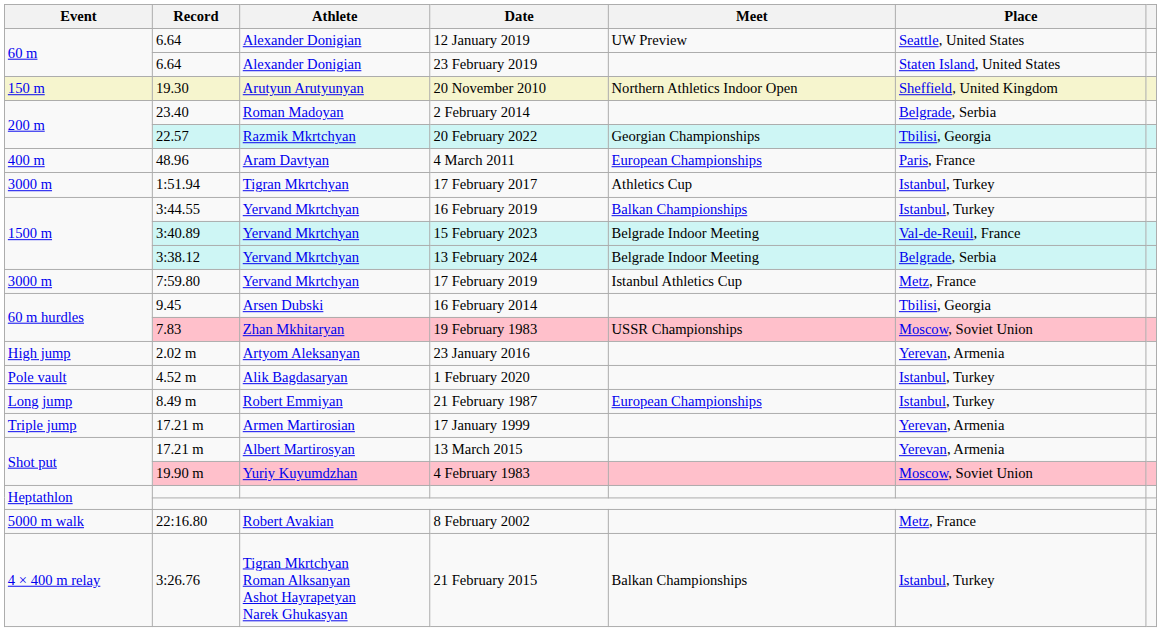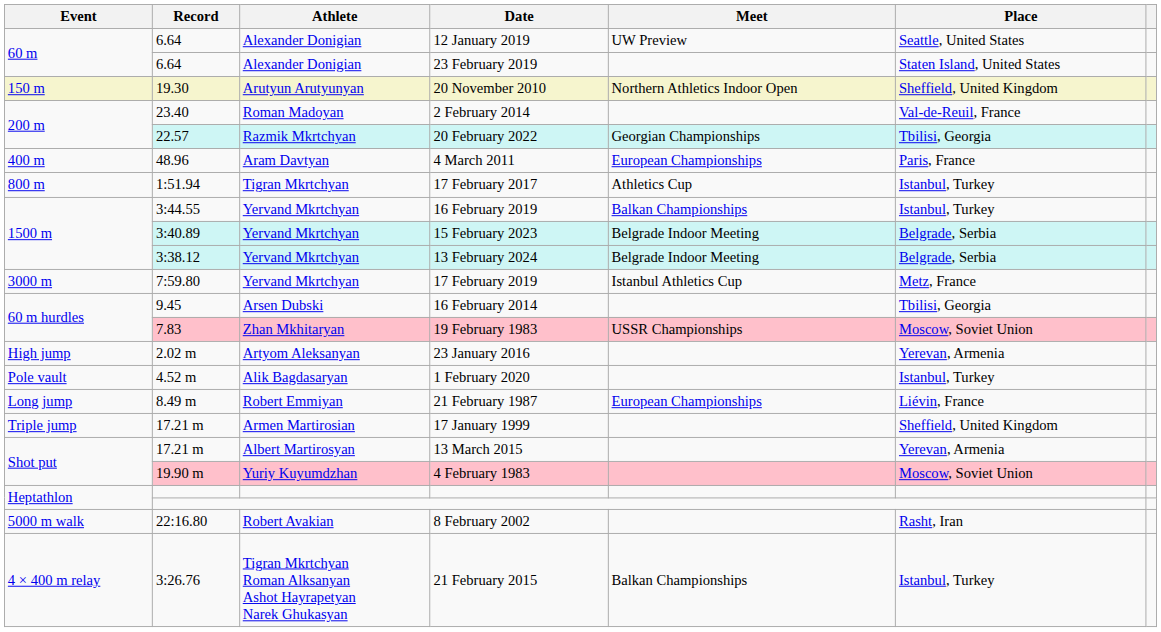(948, 112) Belgrade, Serbia -> (960, 112) Val-de-Reuil, France
(30, 185) 3000 m -> (26, 185) 800 m
(960, 233) Val-de-Reuil, France -> (948, 233) Belgrade, Serbia
(947, 401) Istanbul, Turkey -> (941, 401) Liévin, France
(952, 425) Yerevan, Armenia -> (978, 425) Sheffield, United Kingdom
(937, 521) Metz, France -> (931, 521) Rasht, Iran
